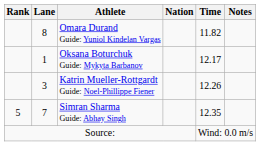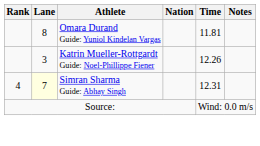(210, 33) 11.82 -> (210, 33) 11.81
- row: (101, 59)
(18, 112) 5 -> (18, 86) 4
(44, 112) no background -> (44, 86) lightyellow background
(210, 112) 12.35 -> (210, 86) 12.31
